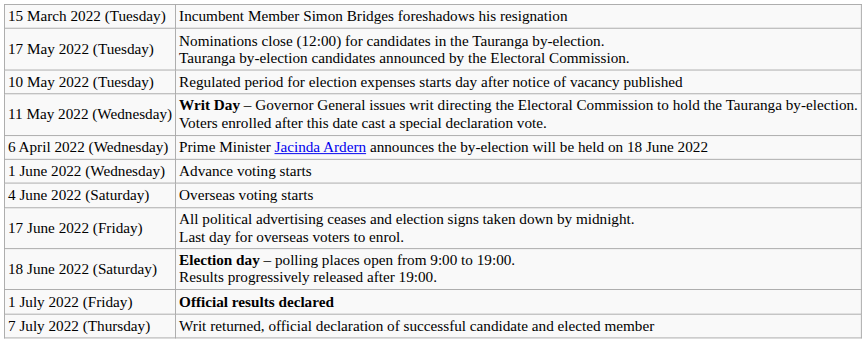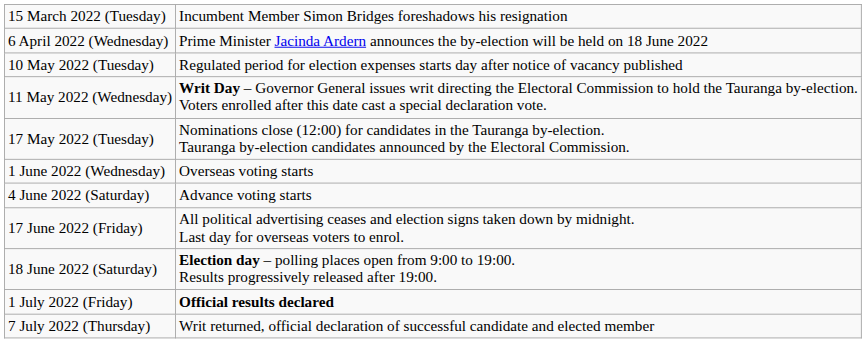rows swapped: (88, 147) <-> (81, 49)
(245, 171) Advance voting starts -> (246, 171) Overseas voting starts
(246, 195) Overseas voting starts -> (245, 195) Advance voting starts
